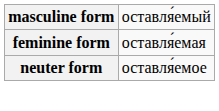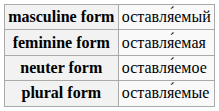+ row: (61, 93)
